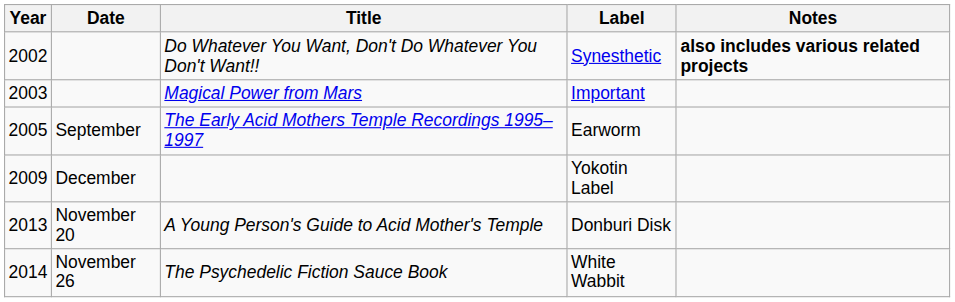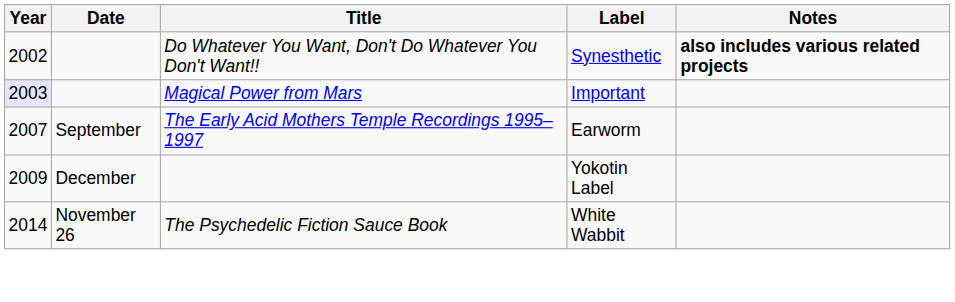(28, 93) no background -> (28, 93) lavender background
(28, 130) 2005 -> (28, 130) 2007
- row: (354, 225)
